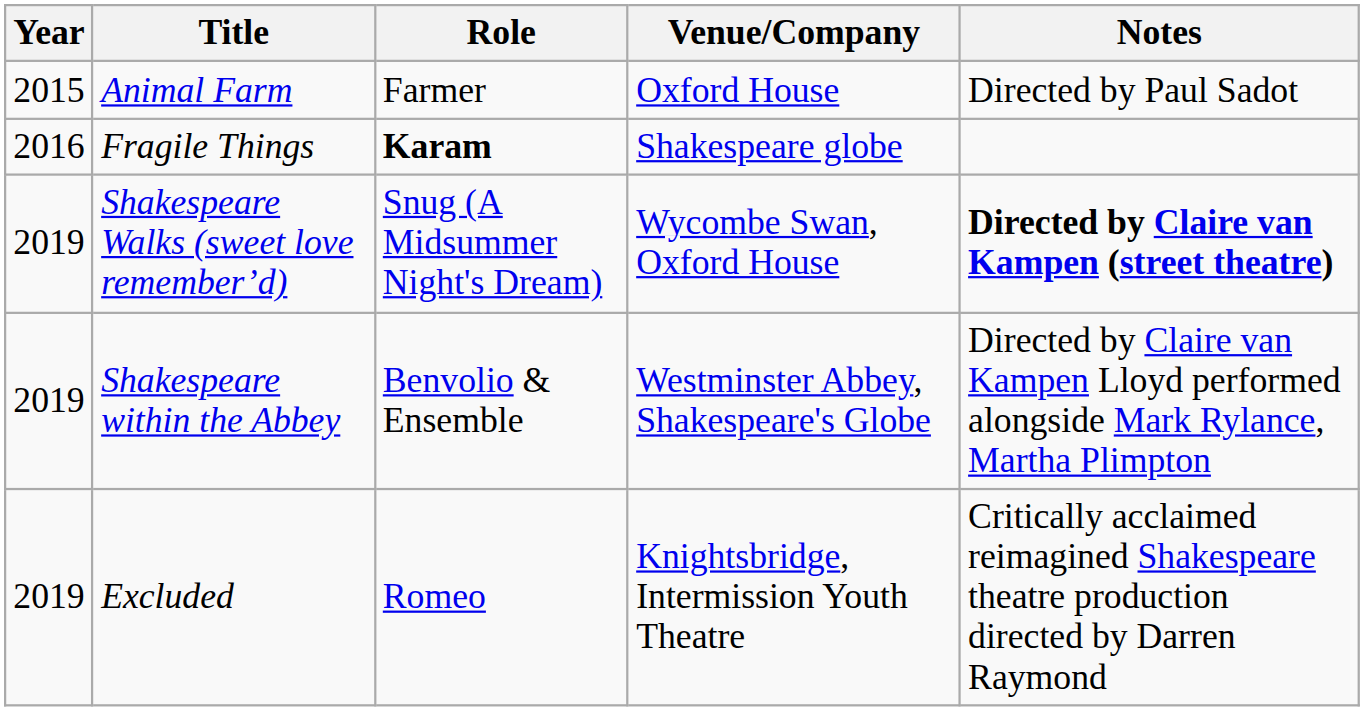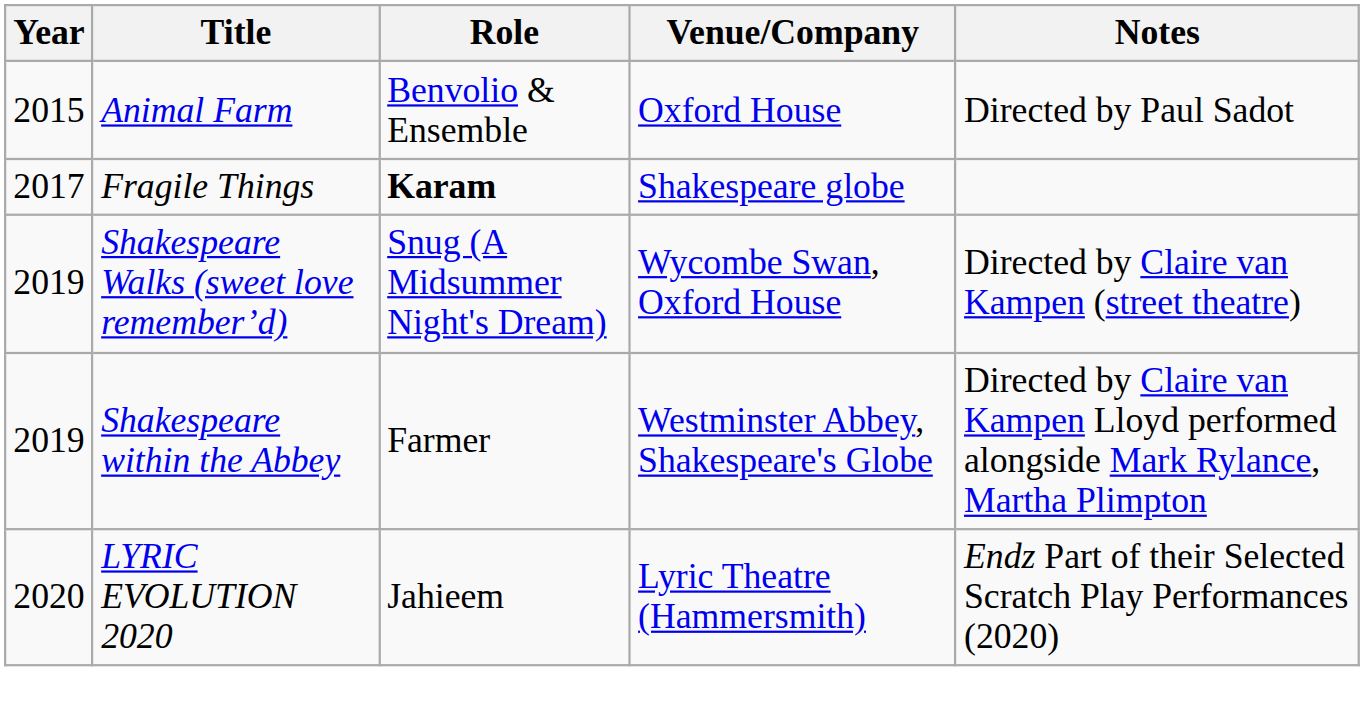(434, 89) Farmer -> (471, 109) Benvolio & Ensemble
(49, 145) 2016 -> (49, 186) 2017
(1151, 242) bold -> (1132, 282) normal
(467, 399) Benvolio & Ensemble -> (439, 439) Farmer
- row: (168, 596)
+ row: (199, 596)
